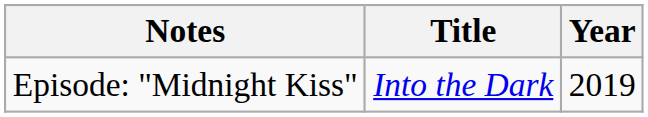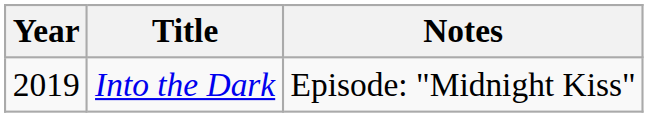columns swapped: (602, 31) <-> (185, 31)
